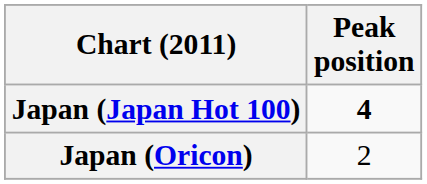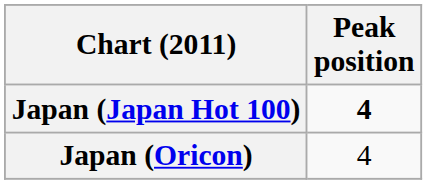(364, 155) 2 -> (364, 155) 4
